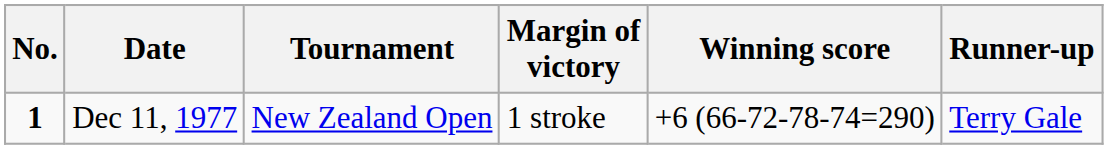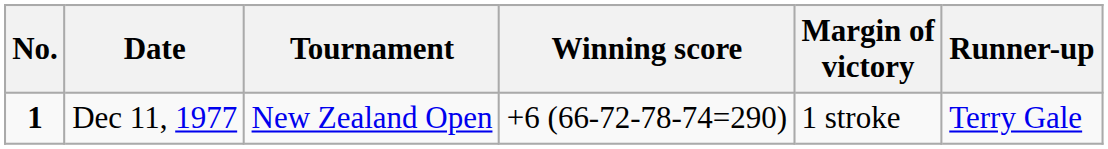columns swapped: (795, 48) <-> (574, 48)
